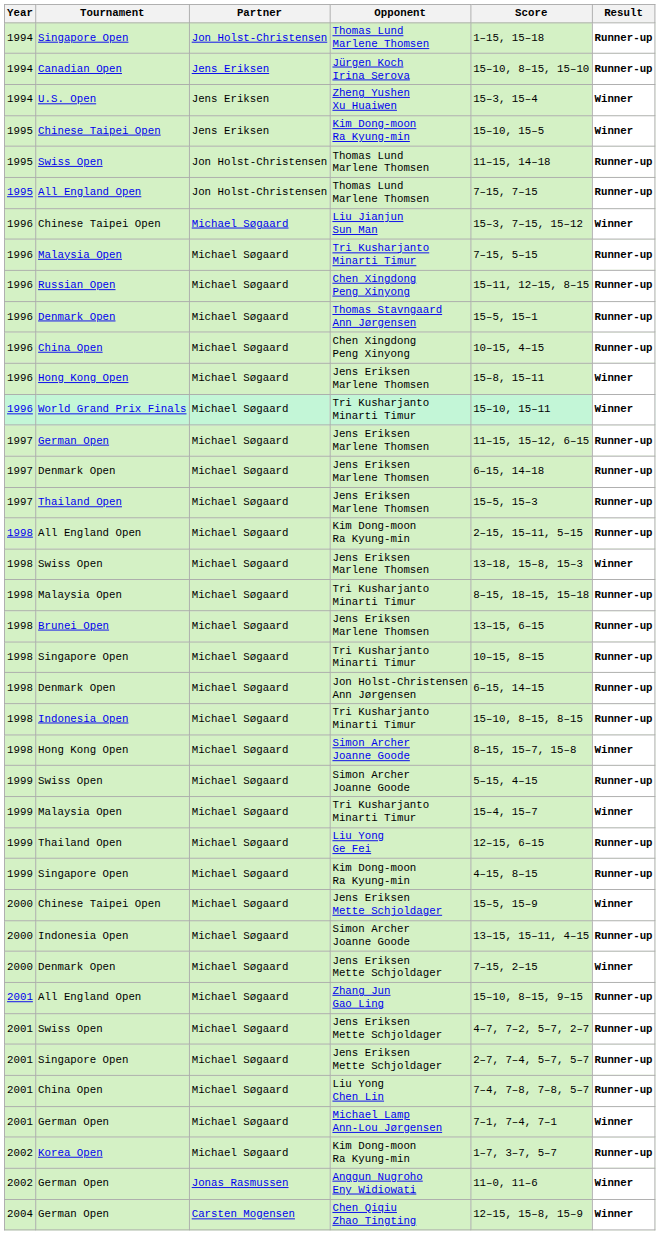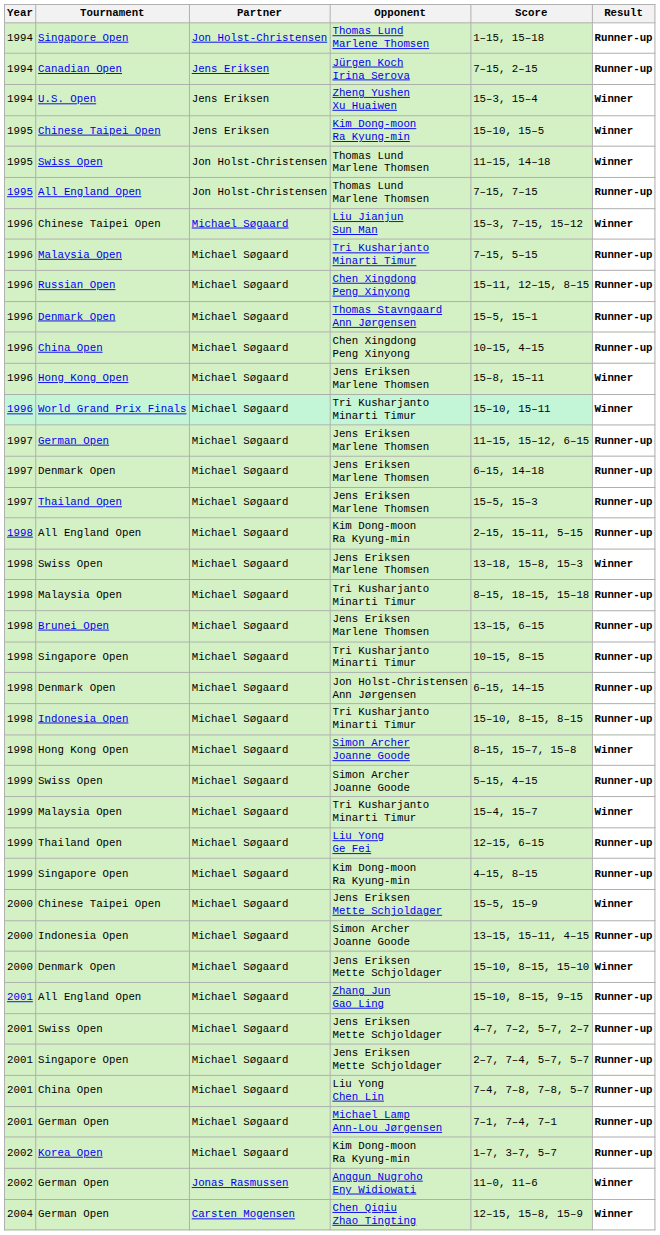(531, 69) 15–10, 8–15, 15–10 -> (505, 69) 7–15, 2–15
(624, 162) Runner-up -> (614, 162) Winner
(505, 967) 7–15, 2–15 -> (531, 967) 15–10, 8–15, 15–10
(614, 1121) Winner -> (624, 1121) Runner-up
